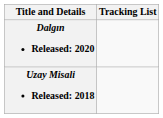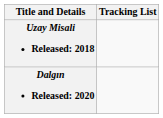rows swapped: (51, 85) <-> (51, 38)
